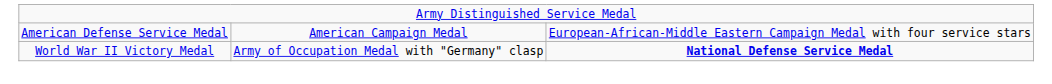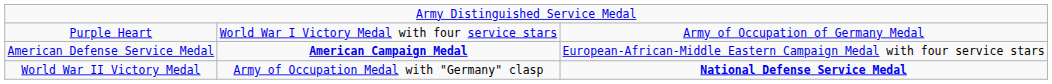+ row: (111, 32)
(388, 32) normal -> (388, 51) bold
